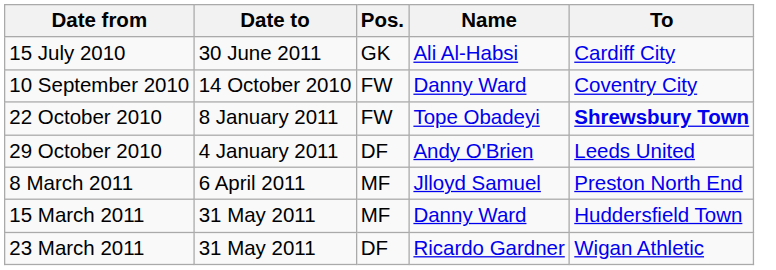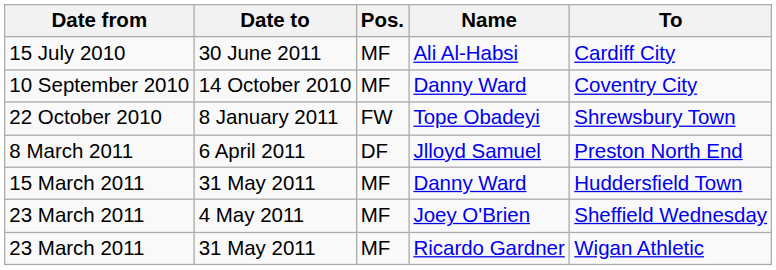(376, 53) GK -> (376, 53) MF
(377, 85) FW -> (376, 85) MF
(662, 118) bold -> (655, 118) normal
- row: (86, 150)
(376, 183) MF -> (374, 150) DF
+ row: (77, 215)
(374, 248) DF -> (376, 248) MF
